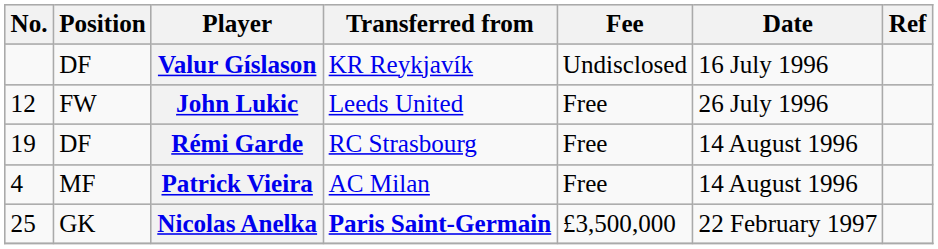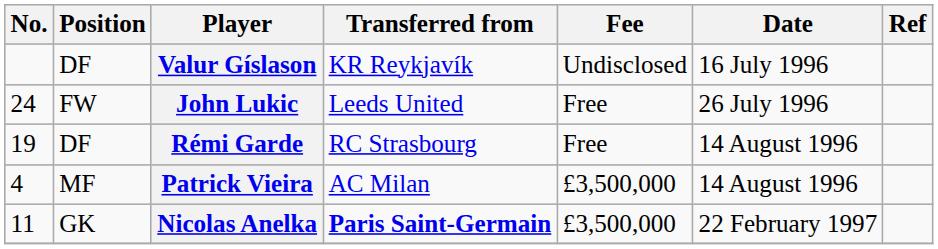(23, 104) 12 -> (23, 104) 24
(585, 183) Free -> (619, 183) £3,500,000
(23, 223) 25 -> (23, 223) 11
